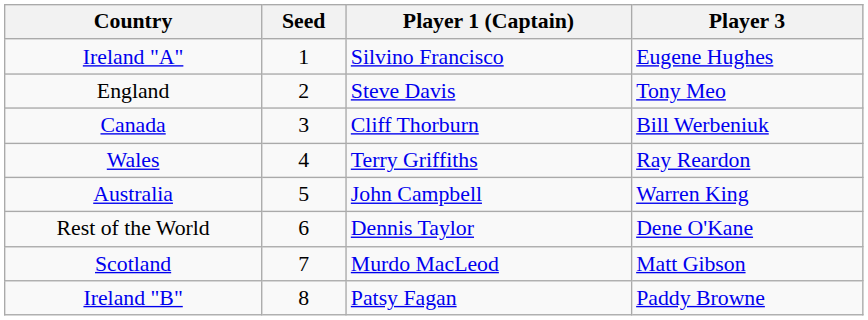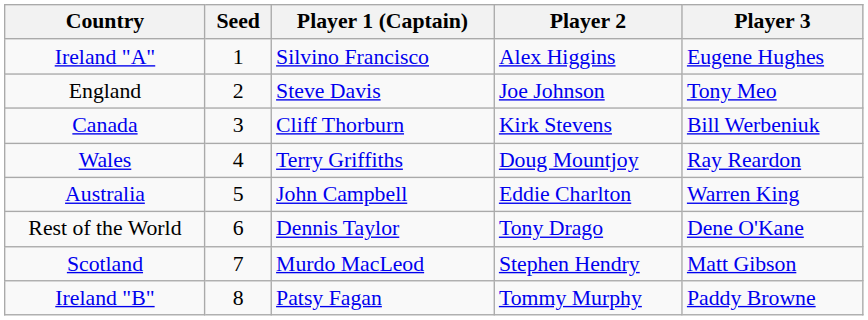+ column: (588, 21)
